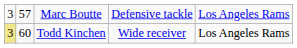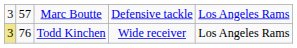(25, 33) 60 -> (25, 33) 76
